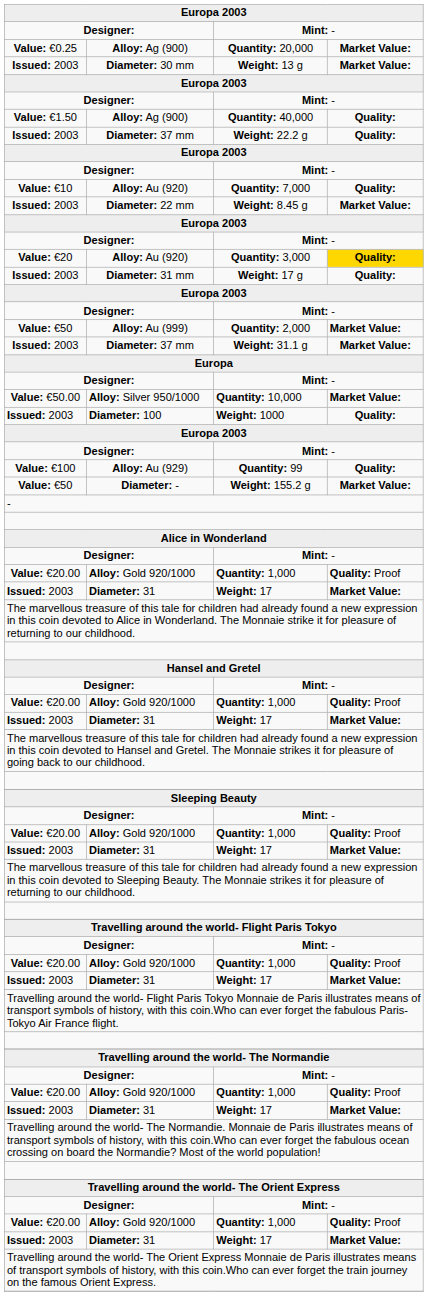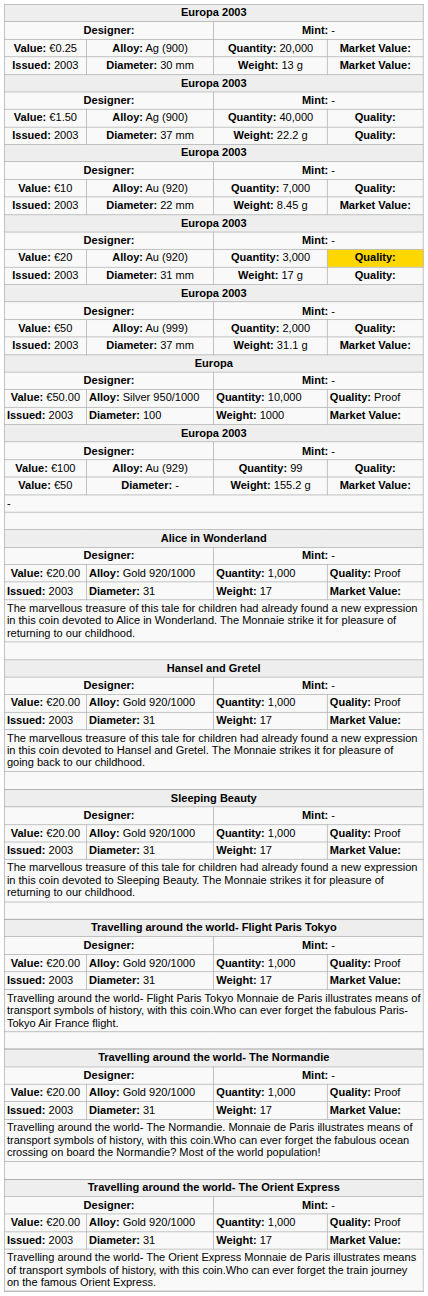(365, 328) Market Value: -> (375, 328) Quality:
(365, 398) Market Value: -> (365, 398) Quality: Proof
(375, 415) Quality: -> (365, 415) Market Value:
